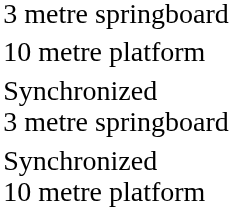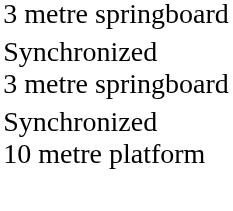- row: (104, 52)
